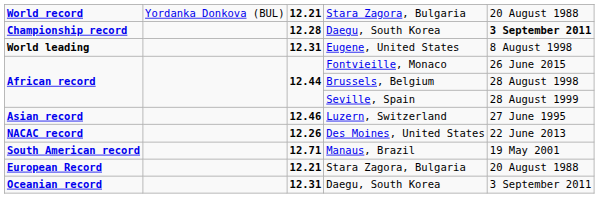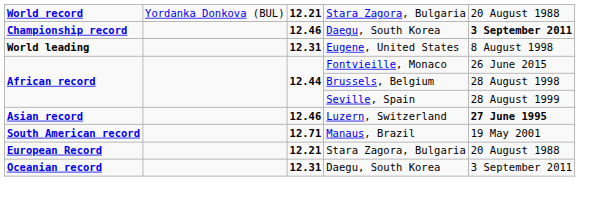(305, 30) 12.28 -> (305, 30) 12.46
(528, 116) normal -> (509, 116) bold
- row: (45, 133)
